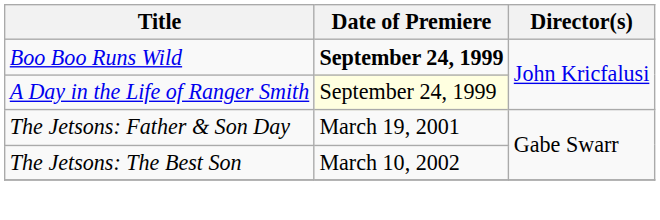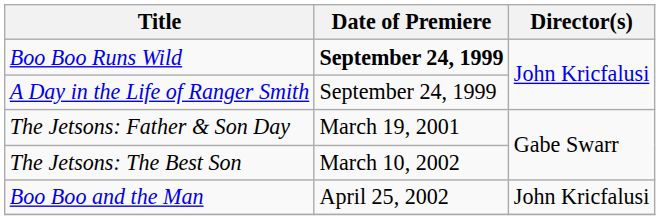(408, 92) lightyellow background -> (408, 92) no background
+ row: (107, 197)
